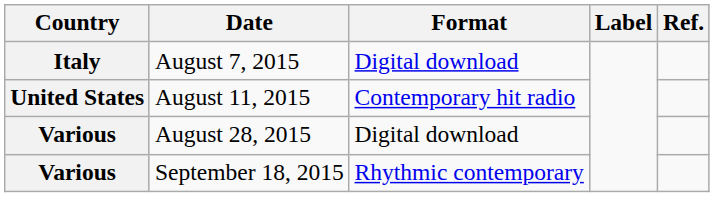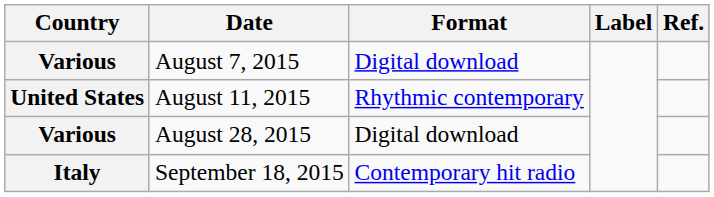(77, 60) Italy -> (77, 60) Various
(465, 97) Contemporary hit radio -> (469, 97) Rhythmic contemporary
(77, 172) Various -> (77, 172) Italy
(469, 172) Rhythmic contemporary -> (465, 172) Contemporary hit radio
